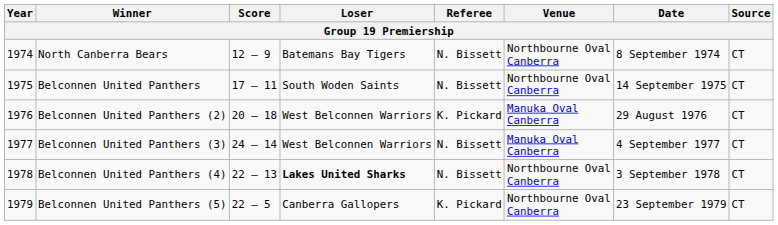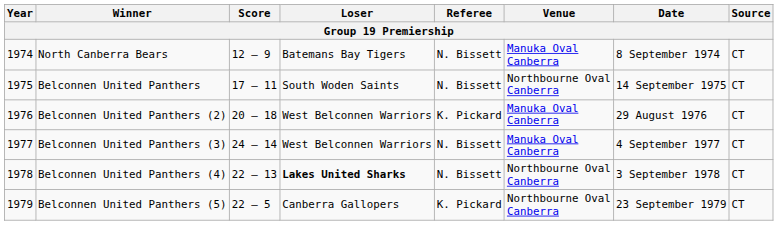(559, 55) Northbourne Oval Canberra -> (543, 55) Manuka Oval Canberra
